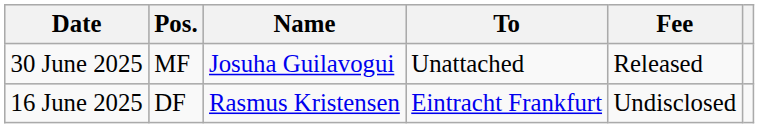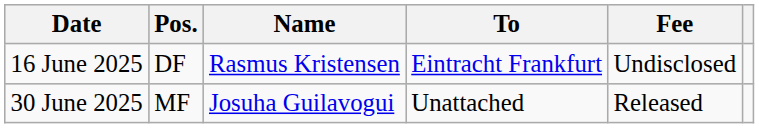rows swapped: (77, 102) <-> (77, 63)
